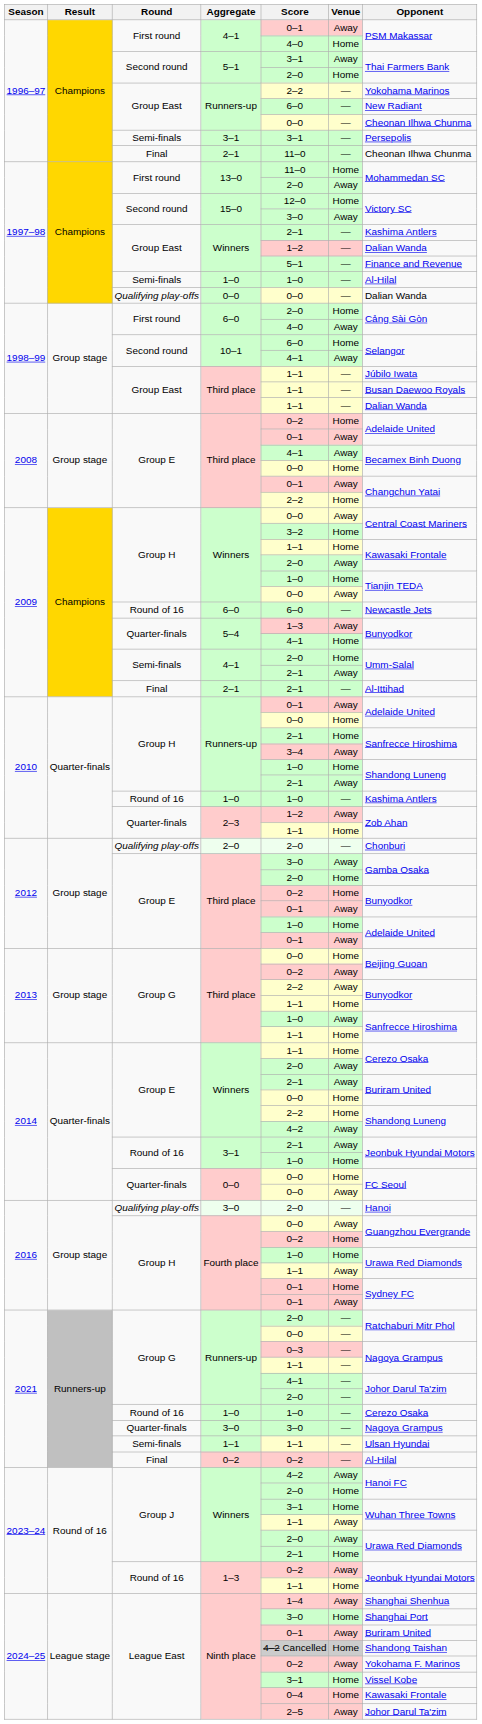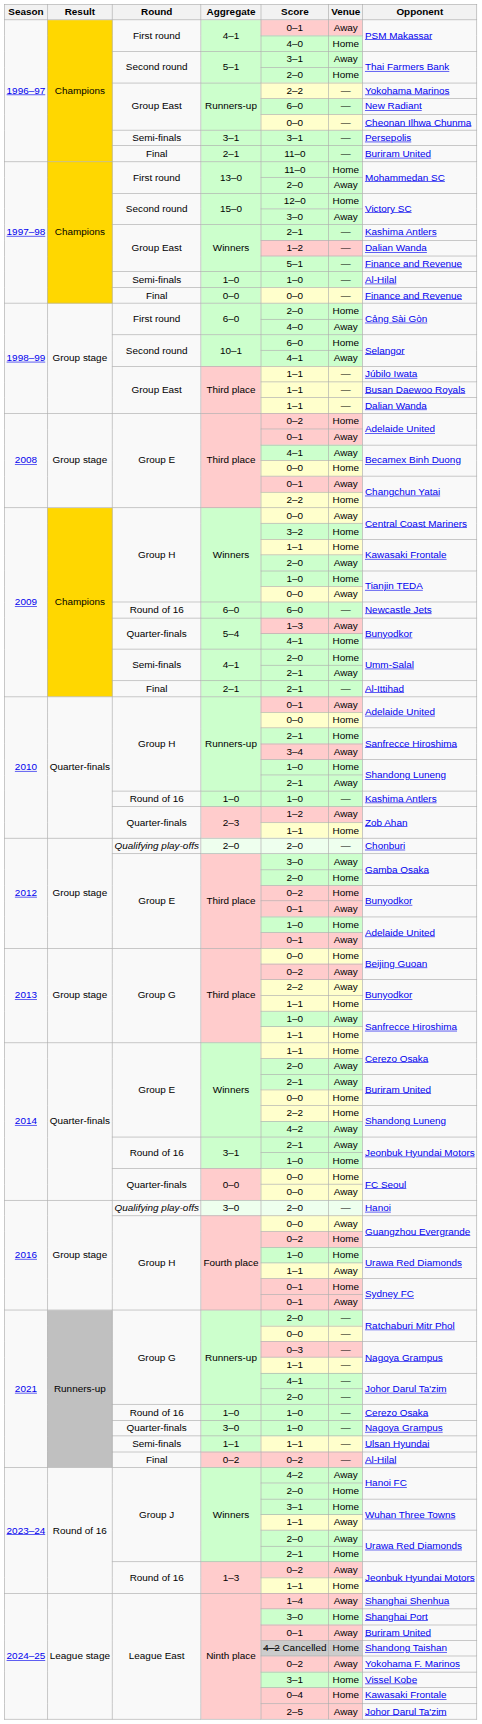(418, 153) Cheonan Ilhwa Chunma -> (398, 153) Buriram United
(157, 295) Qualifying play-offs -> (157, 295) Final
(396, 295) Dalian Wanda -> (413, 295) Finance and Revenue
(295, 1428) 3–0 -> (295, 1428) 1–0
